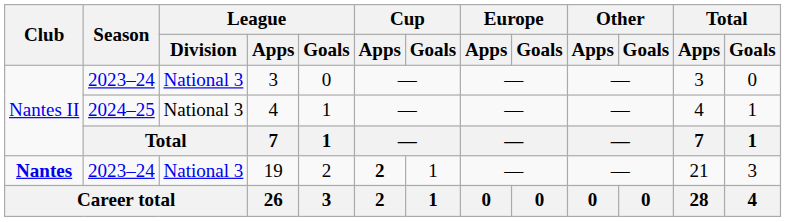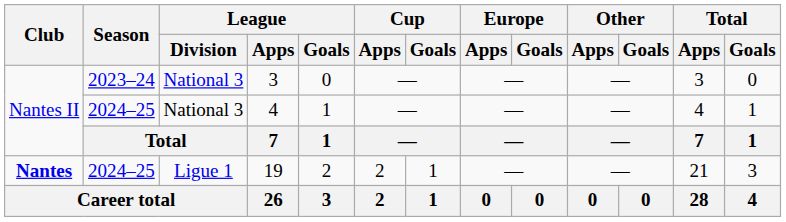(121, 170) 2023–24 -> (121, 170) 2024–25
(203, 170) National 3 -> (203, 170) Ligue 1
(380, 170) bold -> (380, 170) normal
